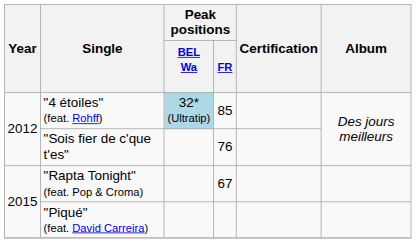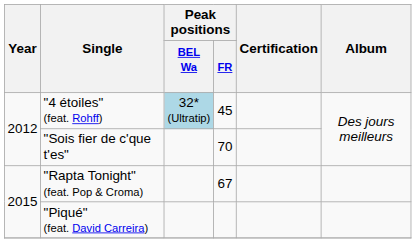(225, 110) 85 -> (225, 110) 45
(225, 147) 76 -> (225, 147) 70
